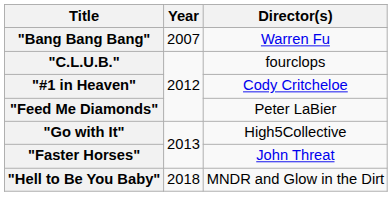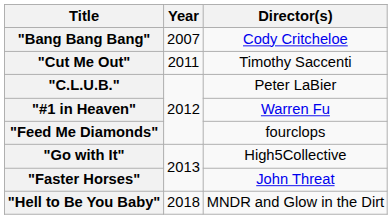(295, 39) Warren Fu -> (295, 39) Cody Critcheloe
+ row: (84, 62)
(295, 62) fourclops -> (295, 86) Peter LaBier
(295, 86) Cody Critcheloe -> (295, 109) Warren Fu
(295, 109) Peter LaBier -> (295, 132) fourclops
